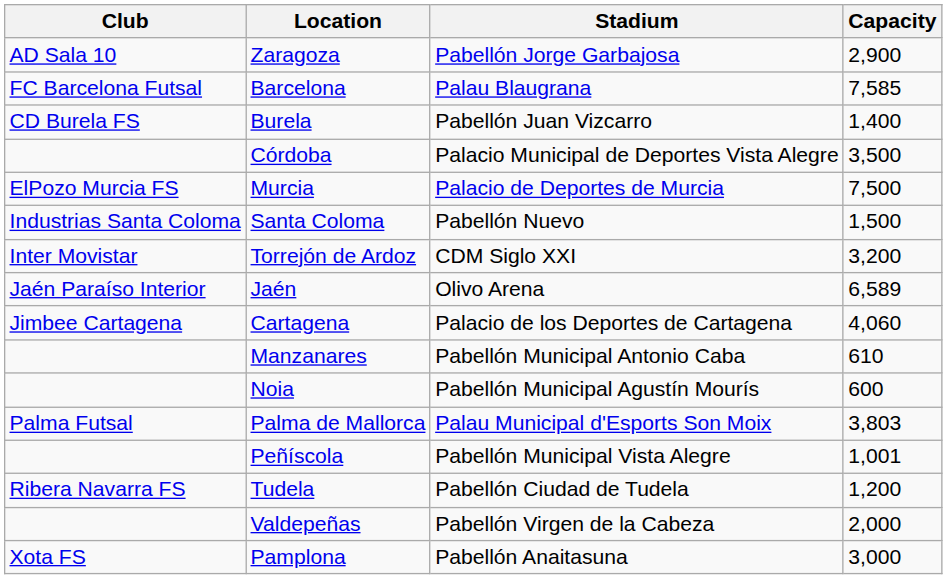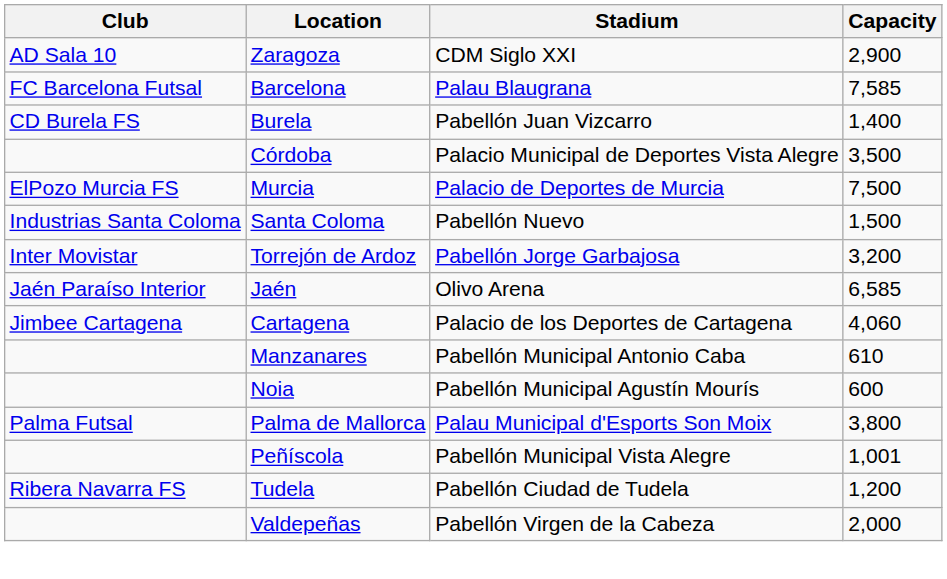(557, 54) Pabellón Jorge Garbajosa -> (506, 54) CDM Siglo XXI
(506, 255) CDM Siglo XXI -> (557, 255) Pabellón Jorge Garbajosa
(875, 289) 6,589 -> (875, 289) 6,585
(875, 423) 3,803 -> (875, 423) 3,800
- row: (298, 557)
